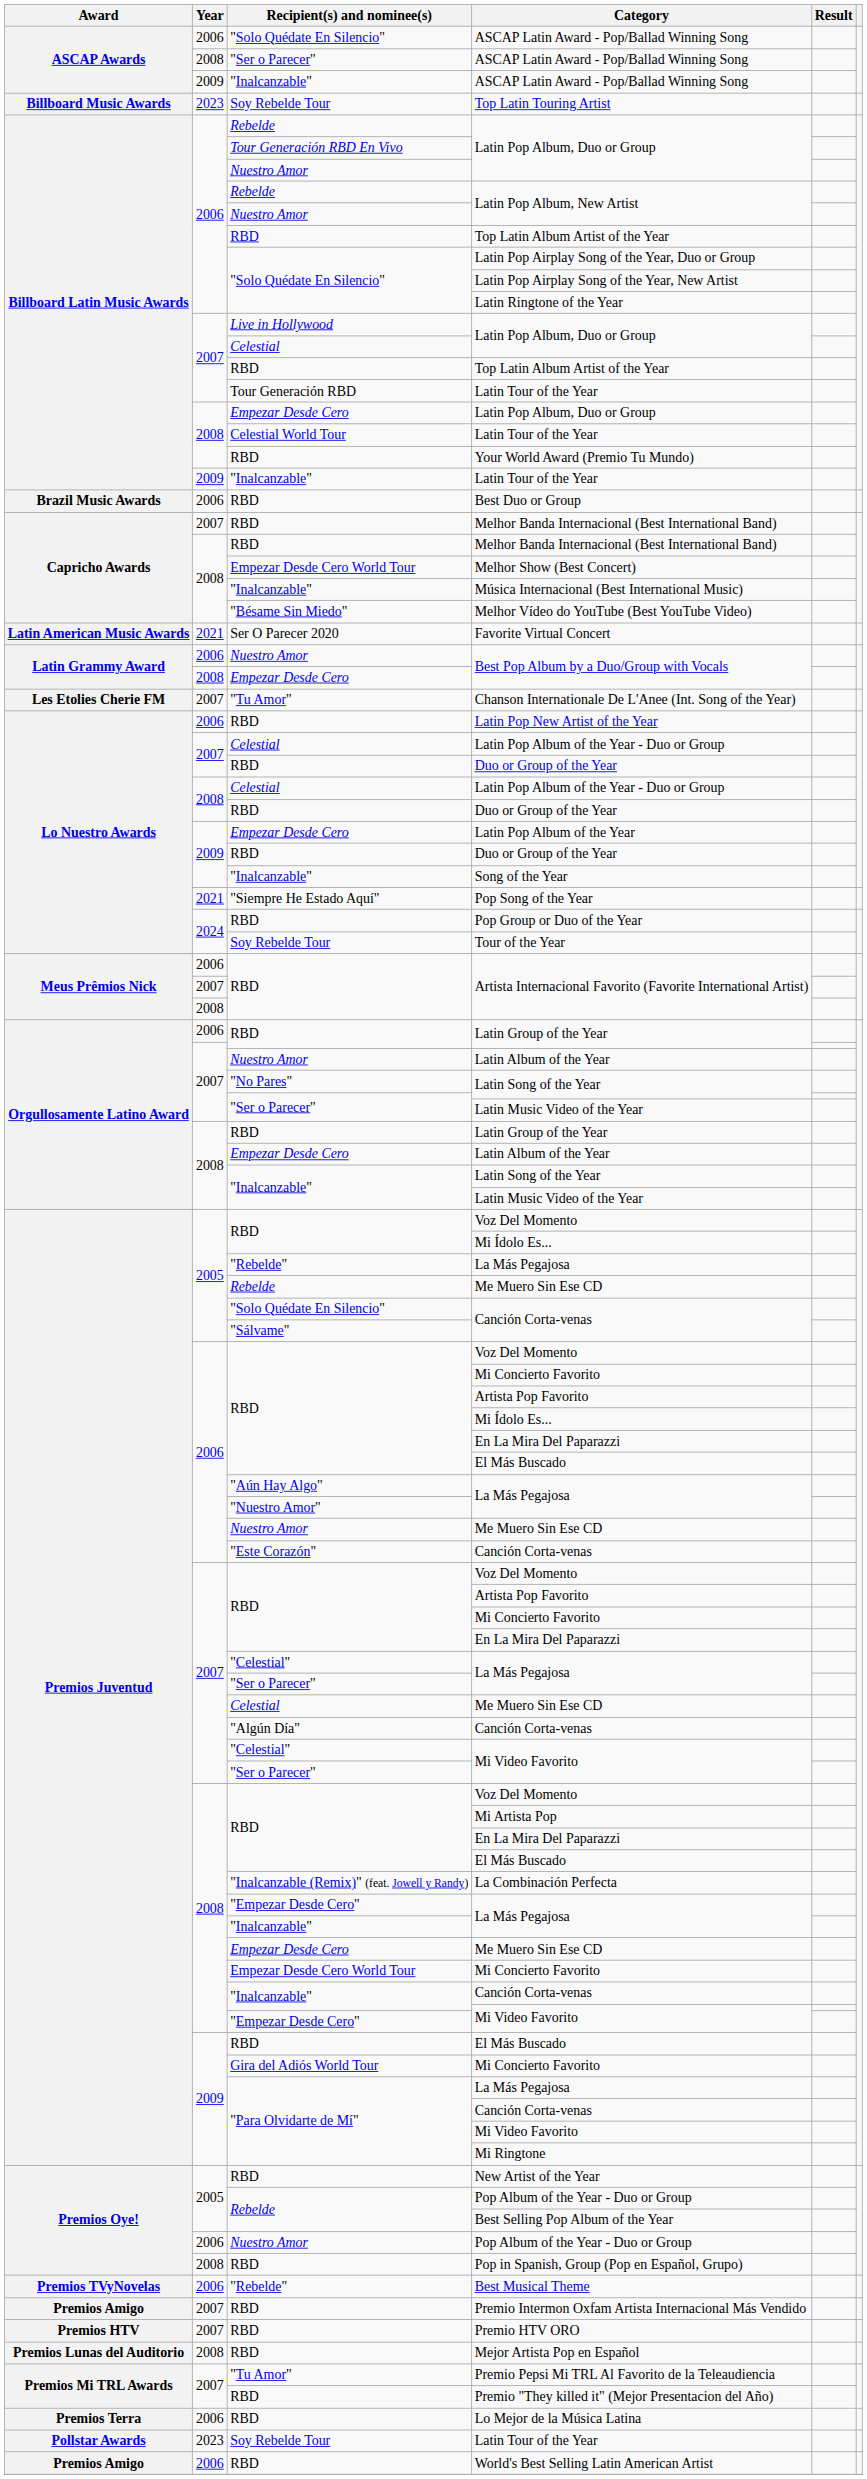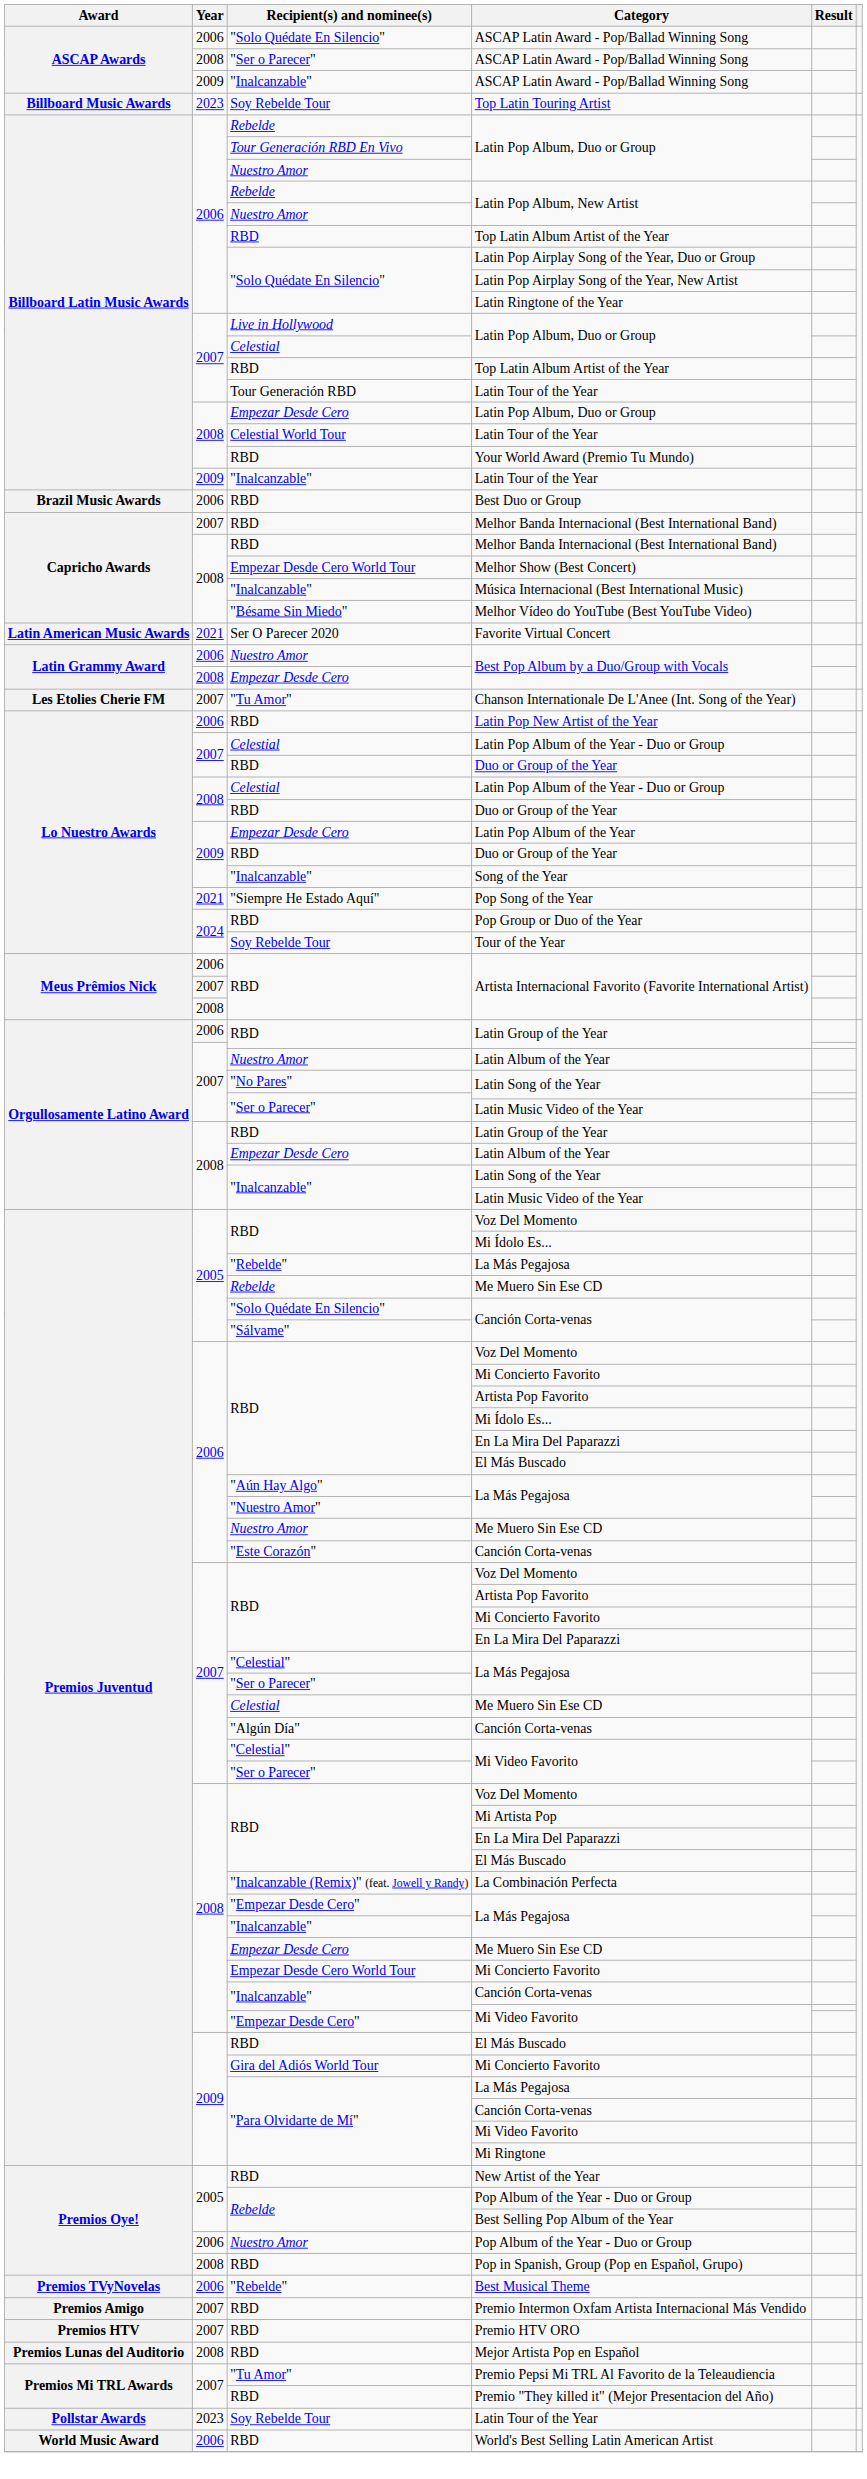- row: (210, 2419)
(99, 2463) Premios Amigo -> (99, 2441) World Music Award
